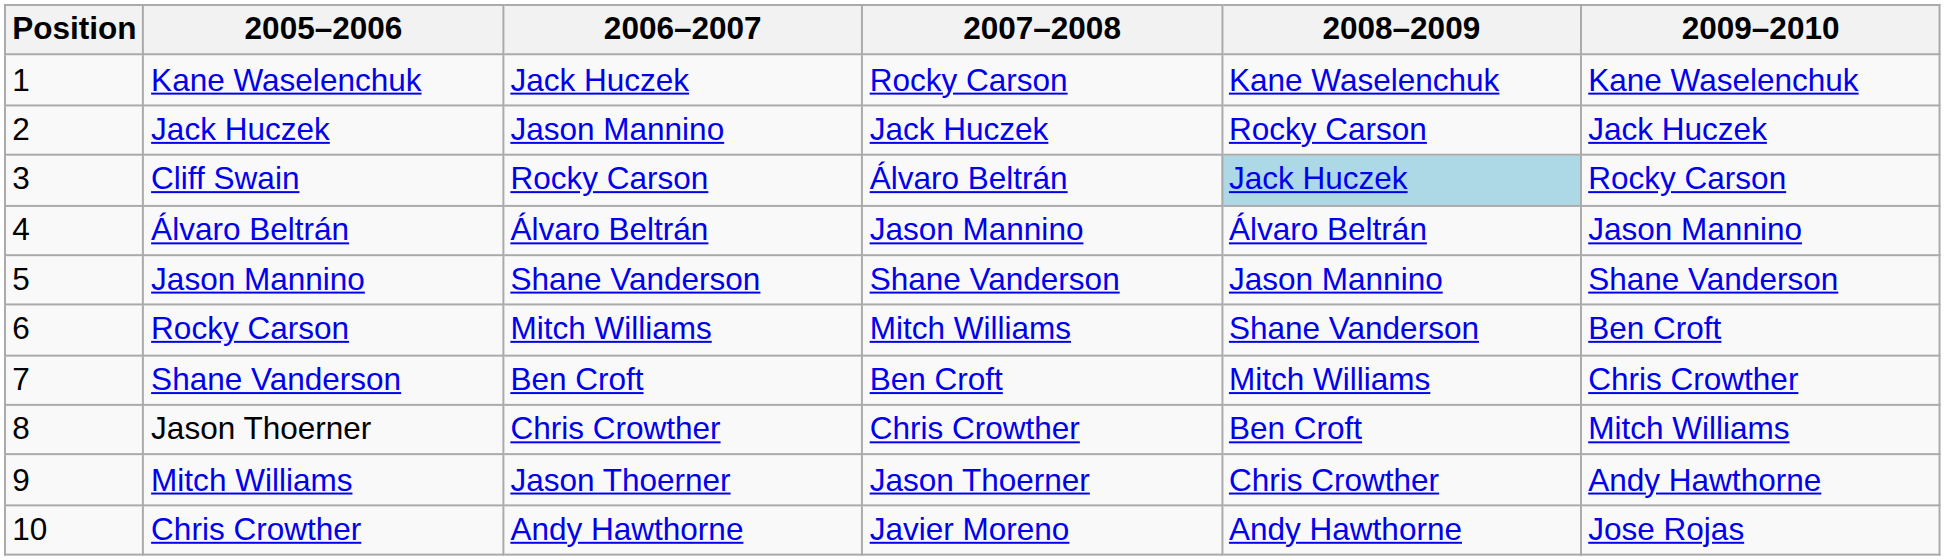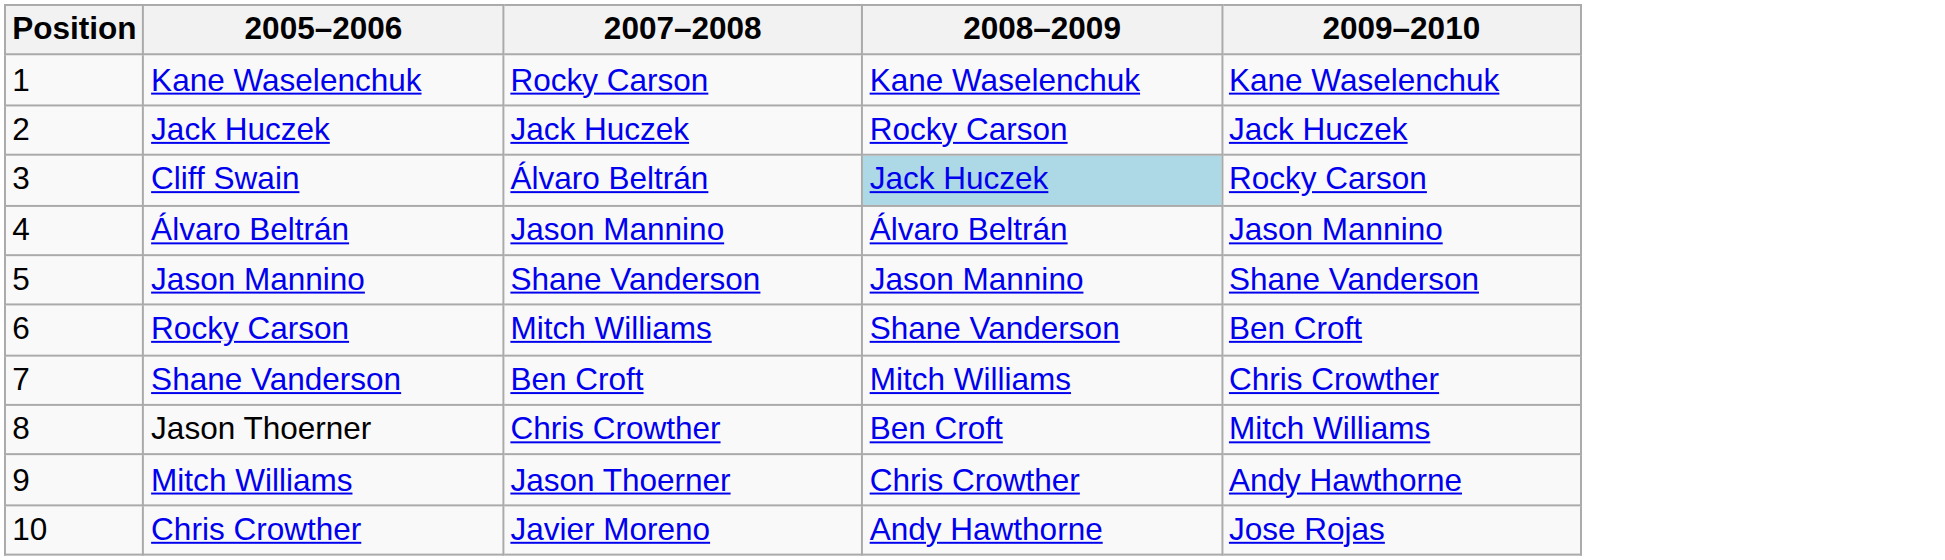- column: (683, 29)
